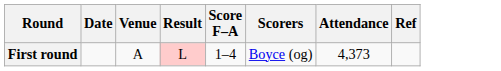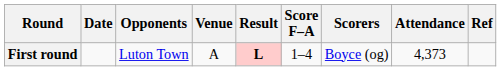+ column: (154, 23)
(183, 54) normal -> (259, 54) bold
